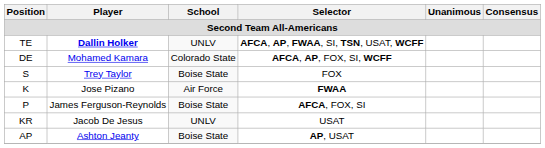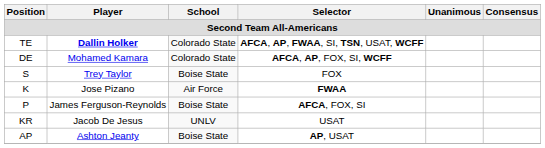(203, 43) UNLV -> (203, 43) Colorado State
